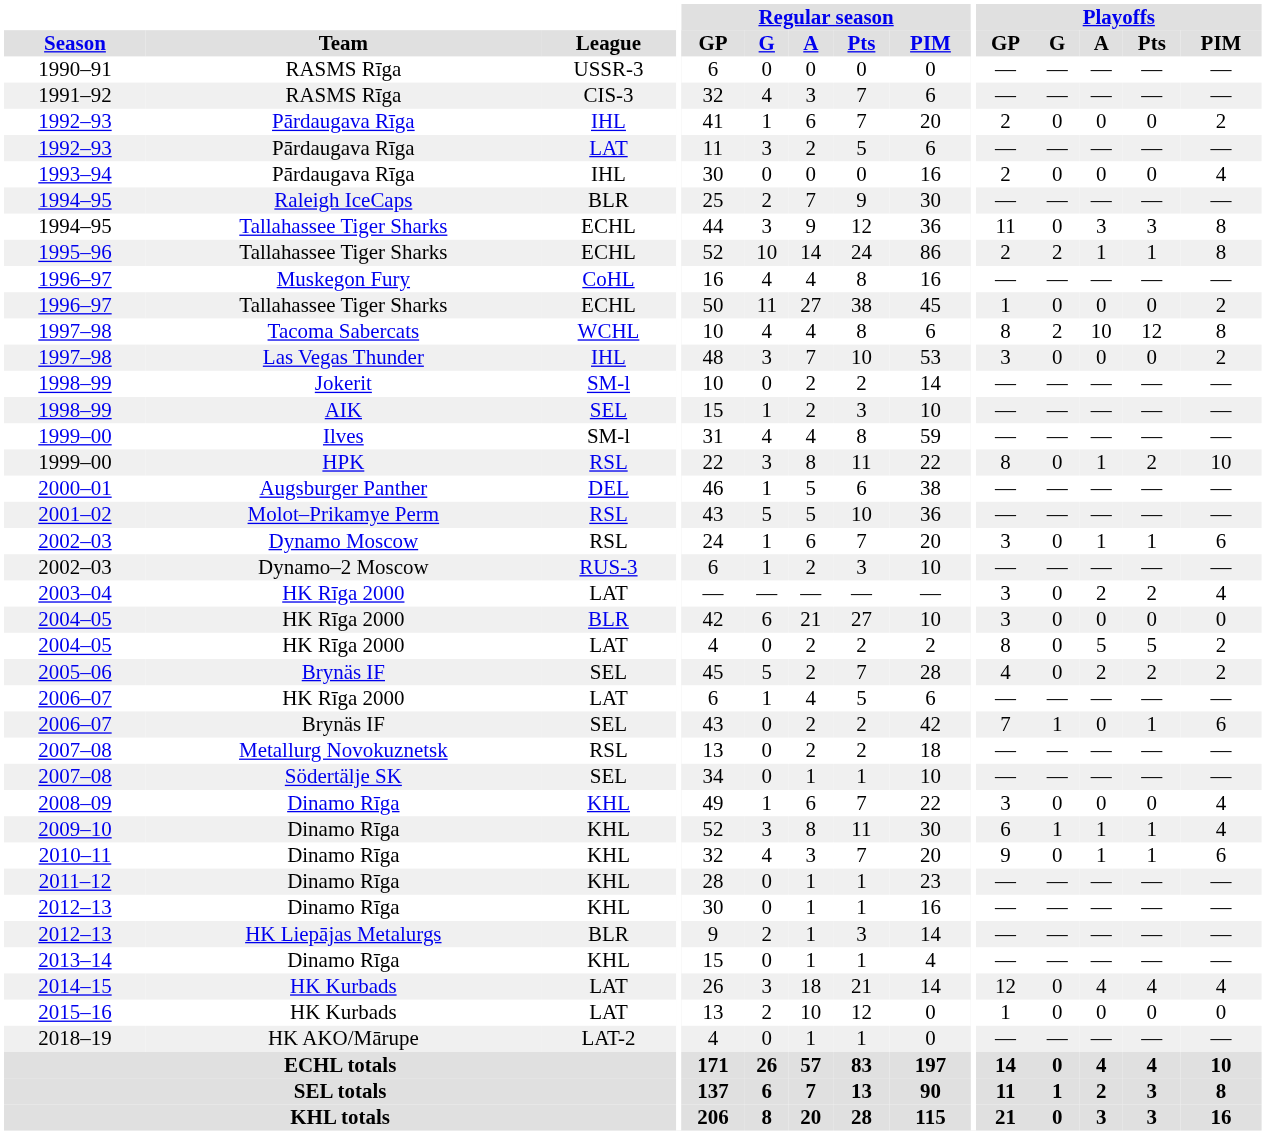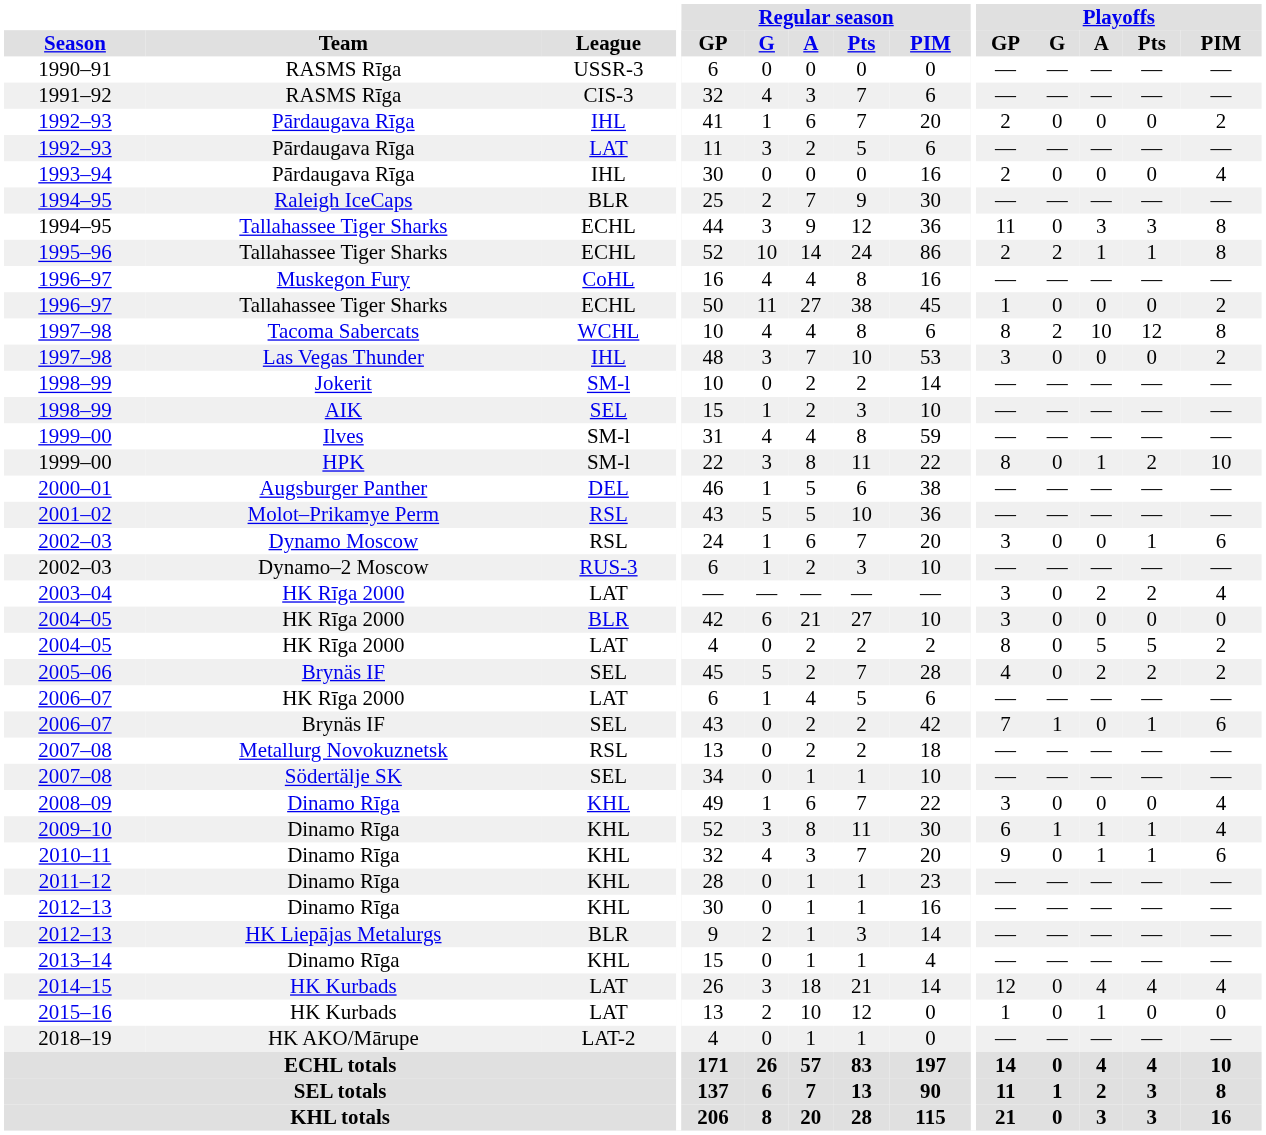(608, 462) RSL -> (608, 462) SM-l
(1101, 540) 1 -> (1101, 540) 0
(1101, 1012) 0 -> (1101, 1012) 1
